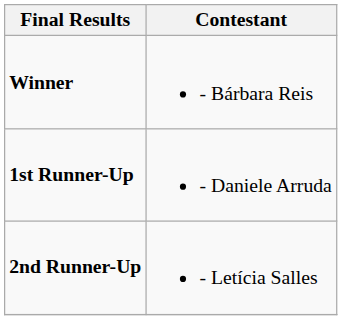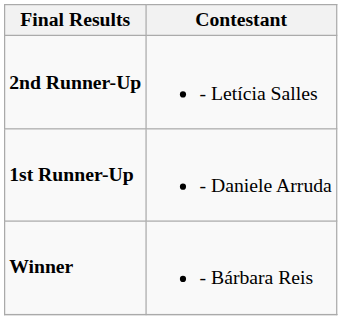rows swapped: (41, 82) <-> (75, 267)
